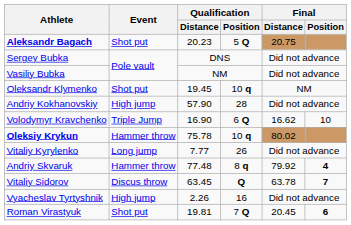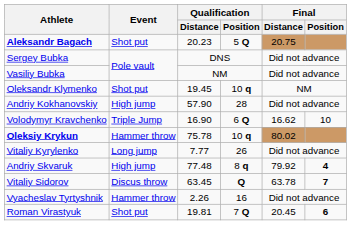(143, 166) Hammer throw -> (133, 166) High jump
(133, 197) High jump -> (143, 197) Hammer throw
